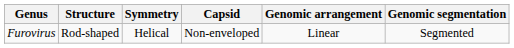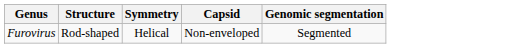- column: (323, 14)
